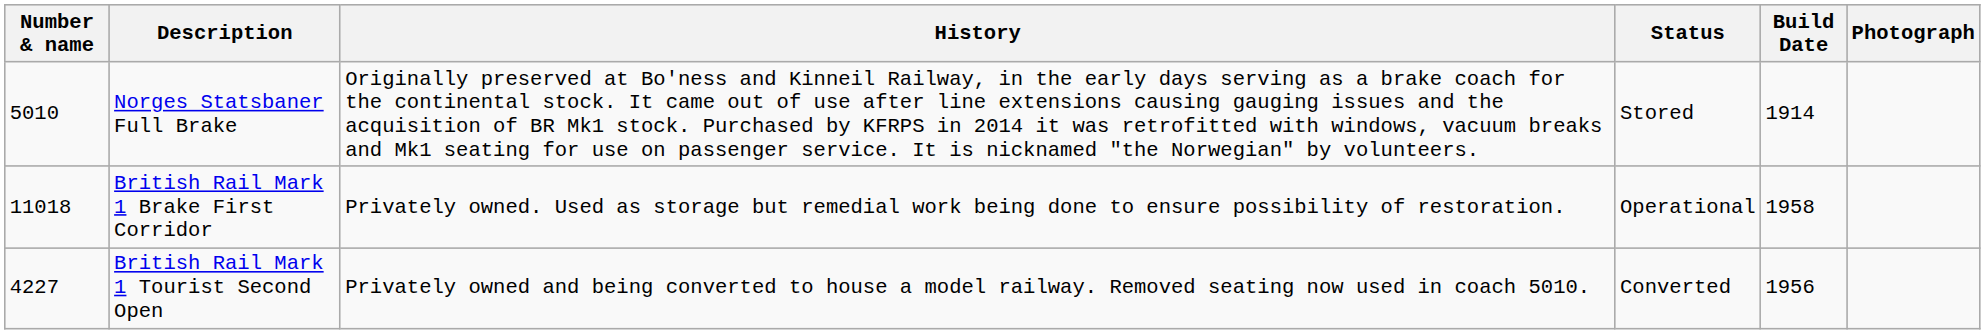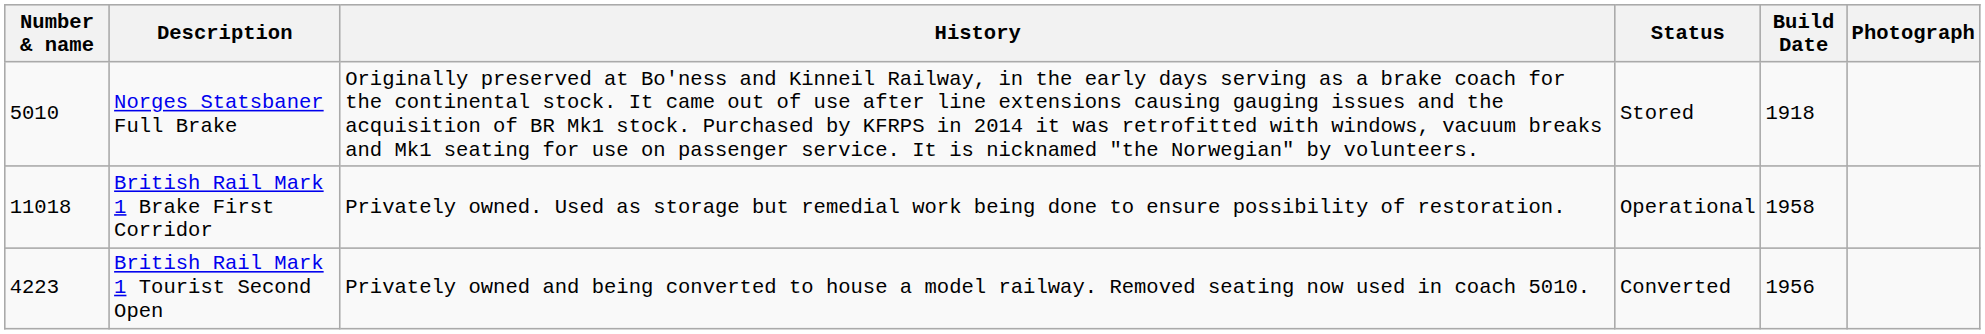(1790, 114) 1914 -> (1790, 114) 1918
(34, 288) 4227 -> (34, 288) 4223
